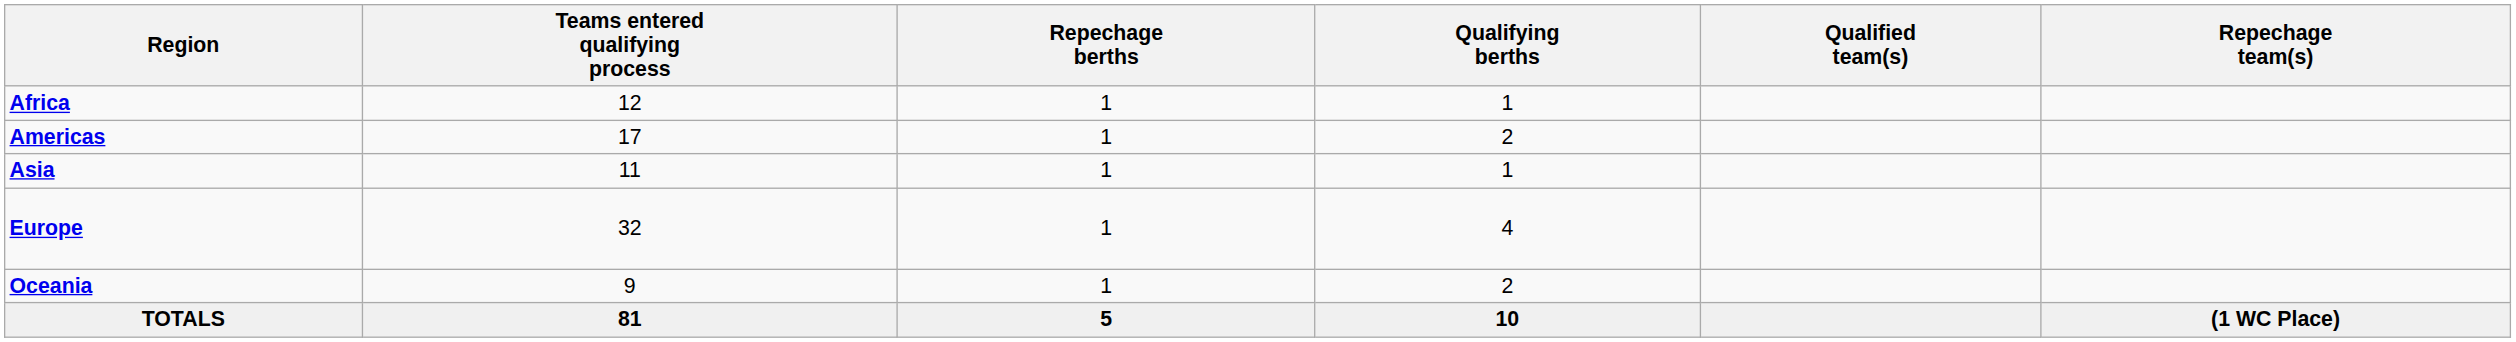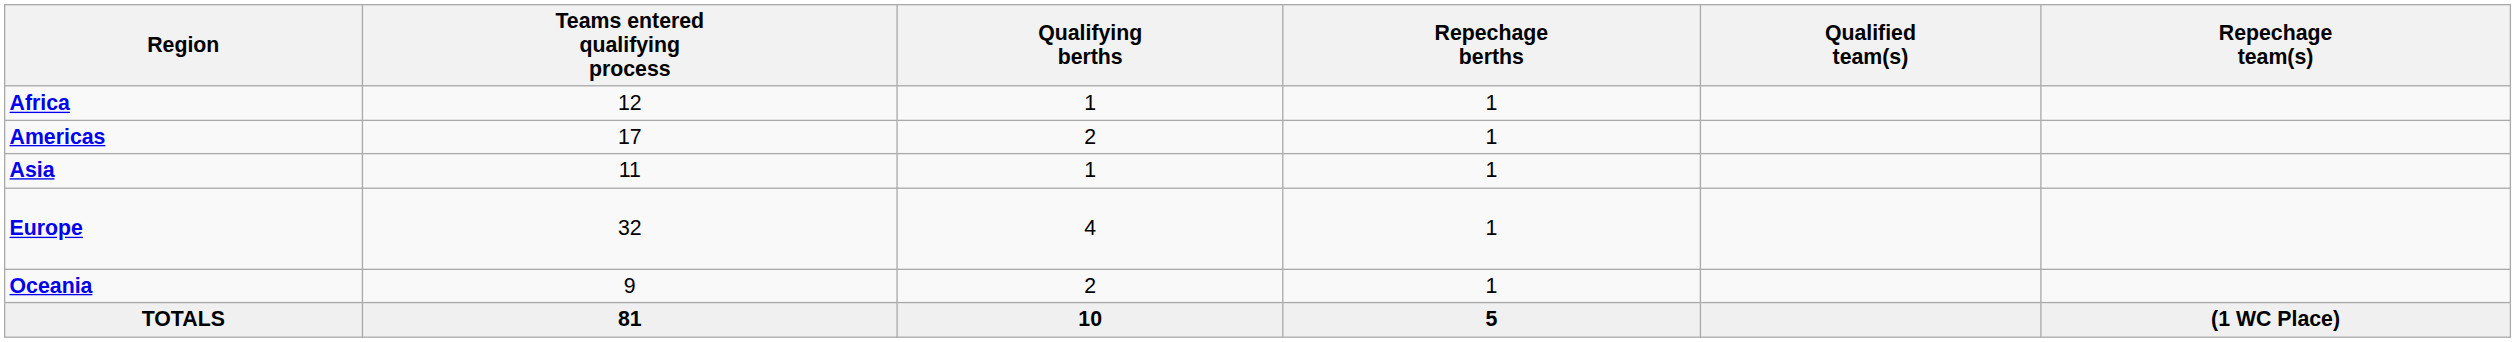columns swapped: (1507, 45) <-> (1106, 45)
